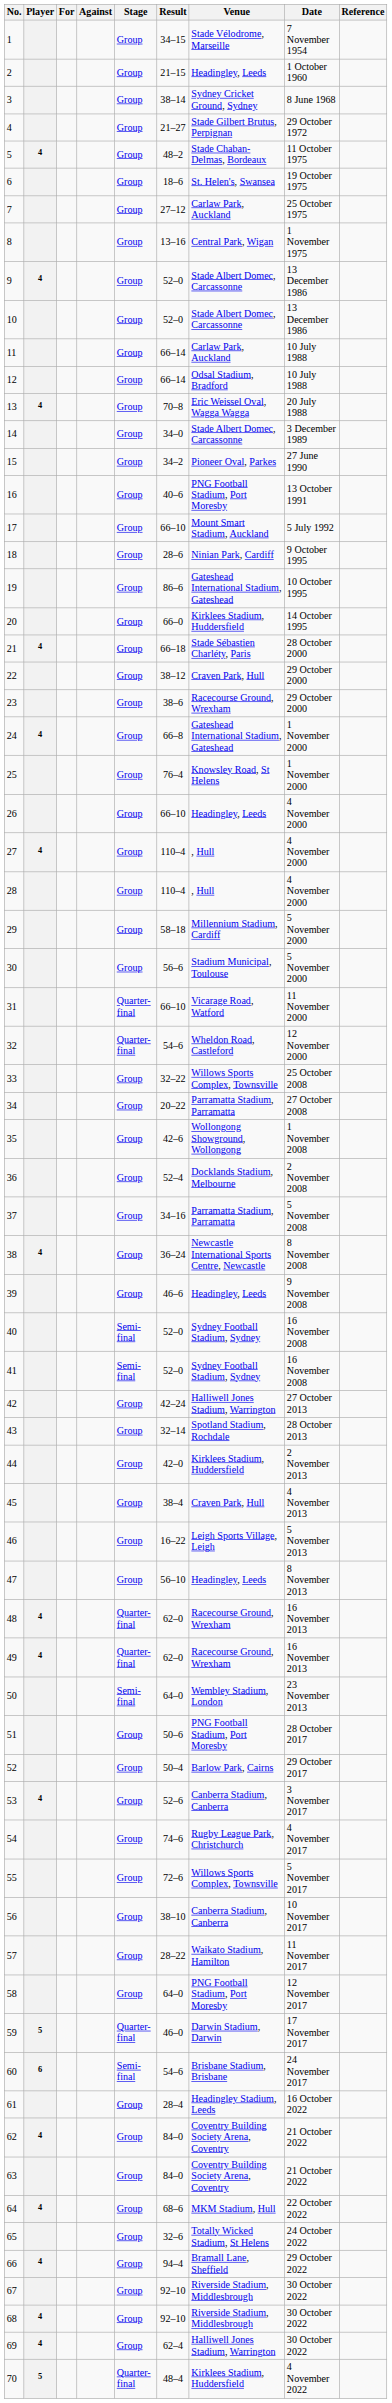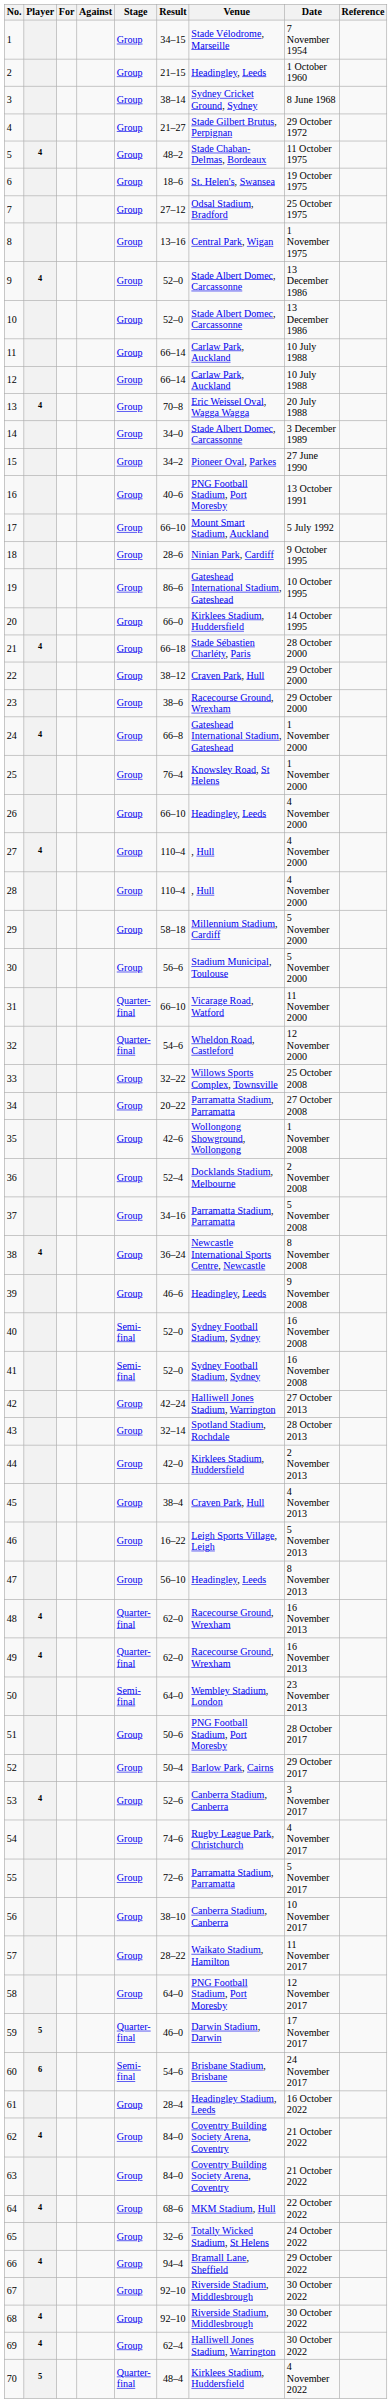(218, 209) Carlaw Park, Auckland -> (222, 209) Odsal Stadium, Bradford
(222, 380) Odsal Stadium, Bradford -> (218, 380) Carlaw Park, Auckland
(235, 1878) Willows Sports Complex, Townsville -> (232, 1878) Parramatta Stadium, Parramatta
